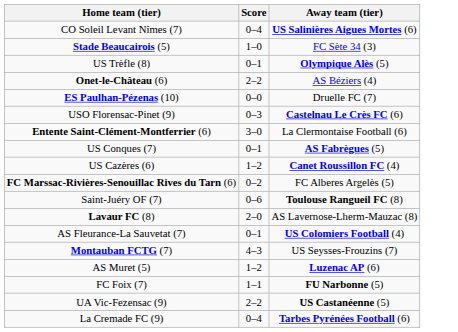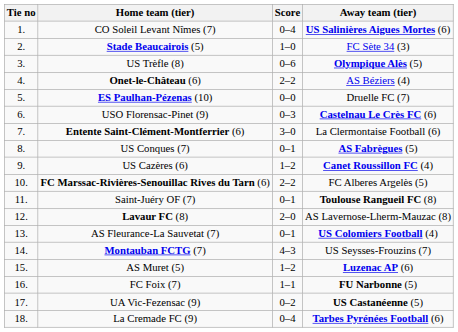+ column: (21, 13)
(254, 64) 0–1 -> (287, 64) 0–6
(254, 183) 0–2 -> (287, 183) 2–2
(254, 200) 0–6 -> (287, 200) 0–1
(254, 302) 2–2 -> (287, 302) 0–2
